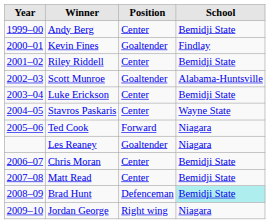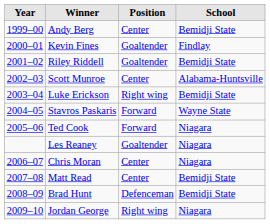(135, 62) Center -> (144, 62) Goaltender
(144, 78) Goaltender -> (135, 78) Center
(135, 95) Center -> (144, 95) Right wing
(135, 111) Center -> (139, 111) Forward
(207, 161) Bemidji State -> (195, 161) Niagara
(207, 194) paleturquoise background -> (207, 194) no background
